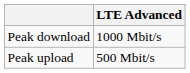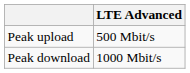rows swapped: (49, 36) <-> (41, 57)
